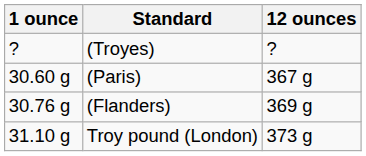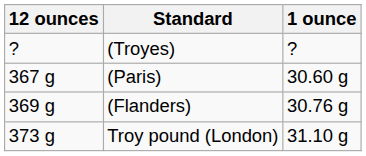columns swapped: (44, 19) <-> (311, 19)
